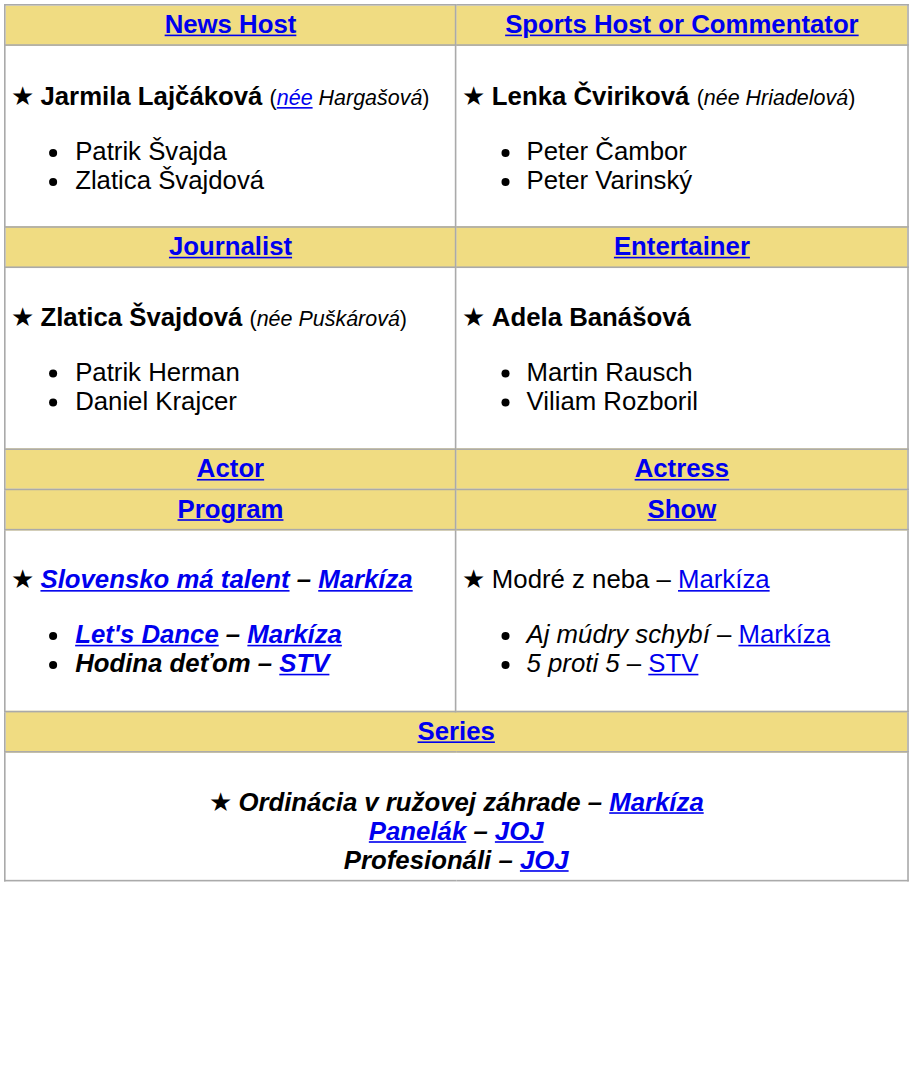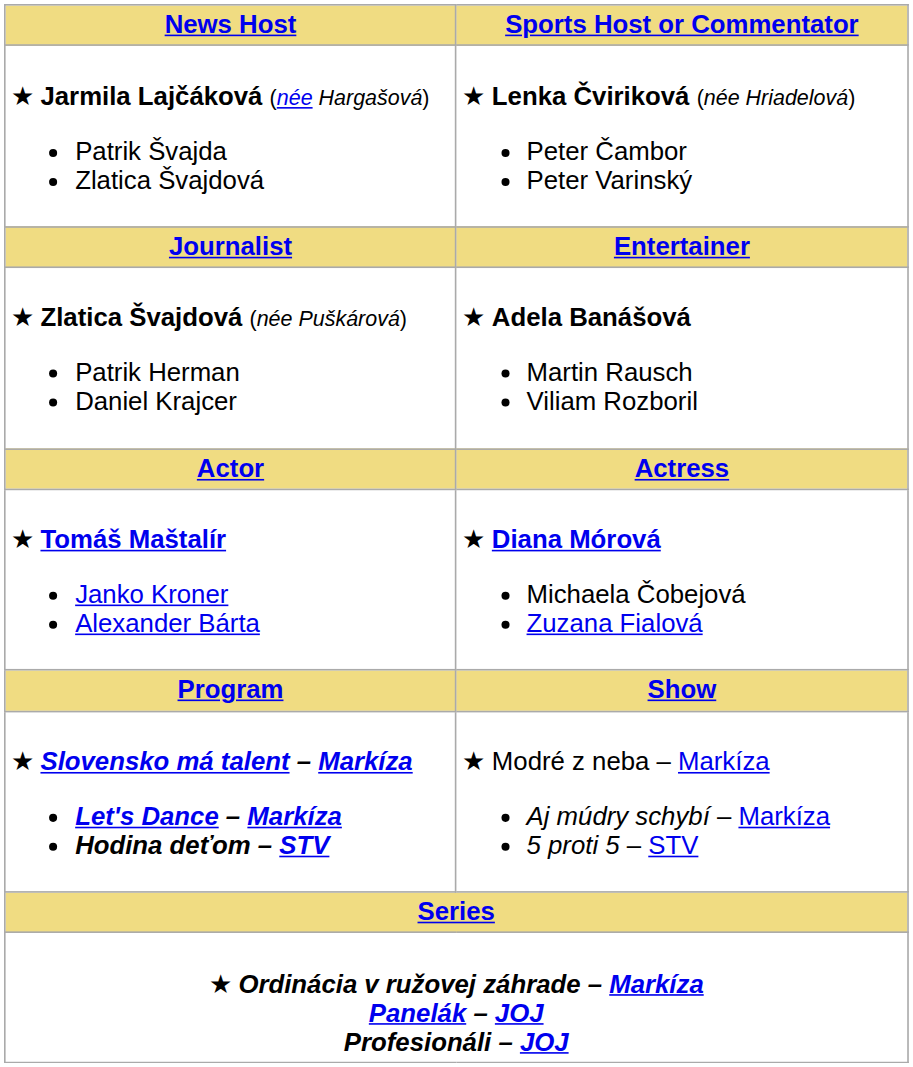+ row: (231, 582)
